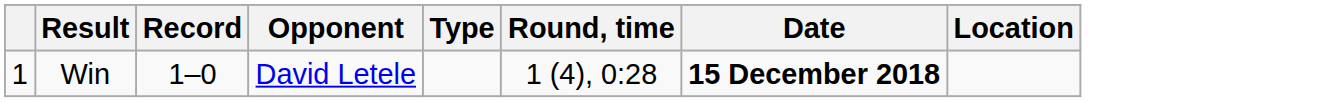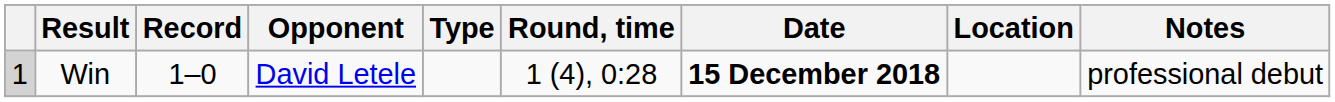+ column: (1205, 28)
(20, 74) no background -> (20, 74) lightgrey background
